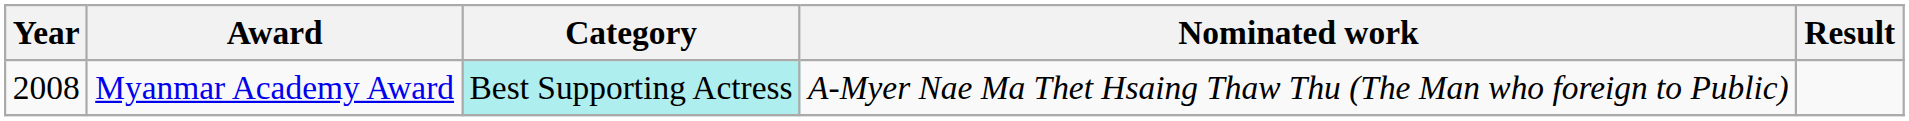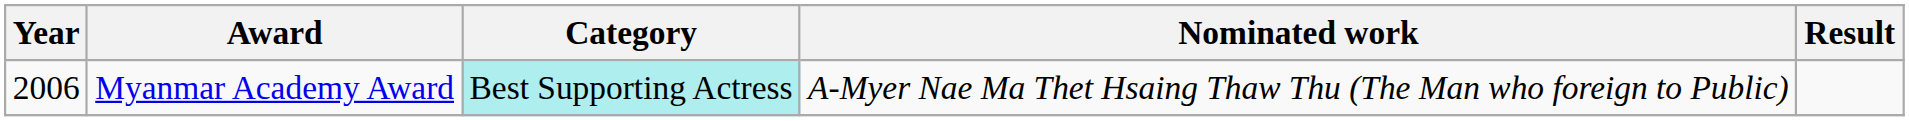(46, 87) 2008 -> (46, 87) 2006
